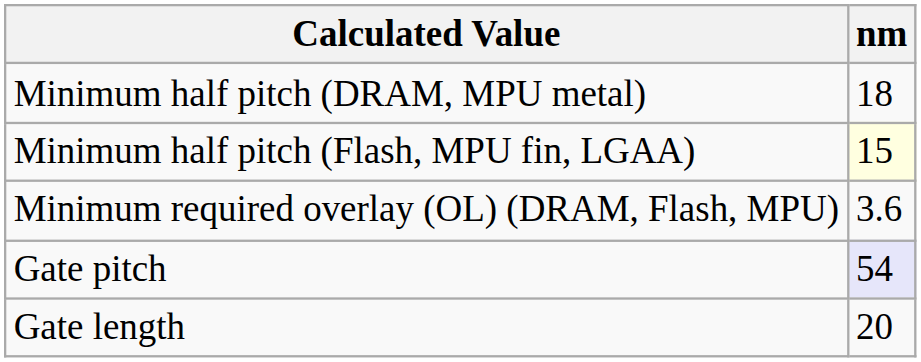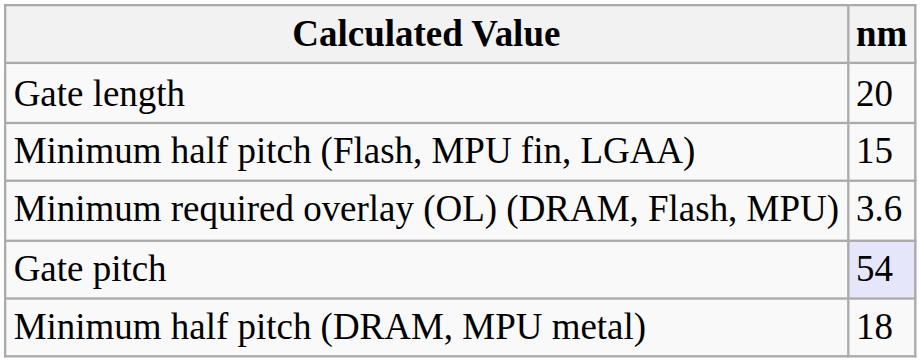rows swapped: (330, 92) <-> (99, 326)
(875, 151) lightyellow background -> (875, 151) no background
